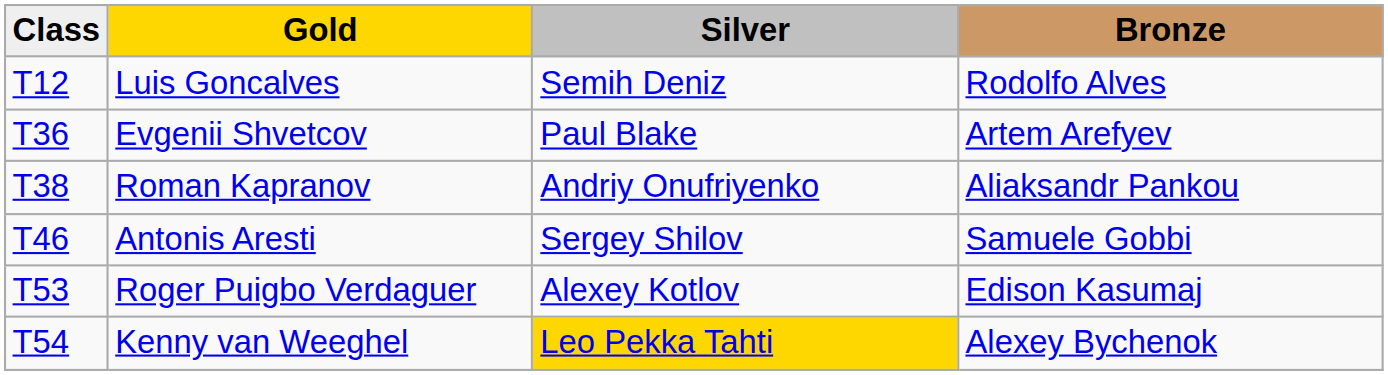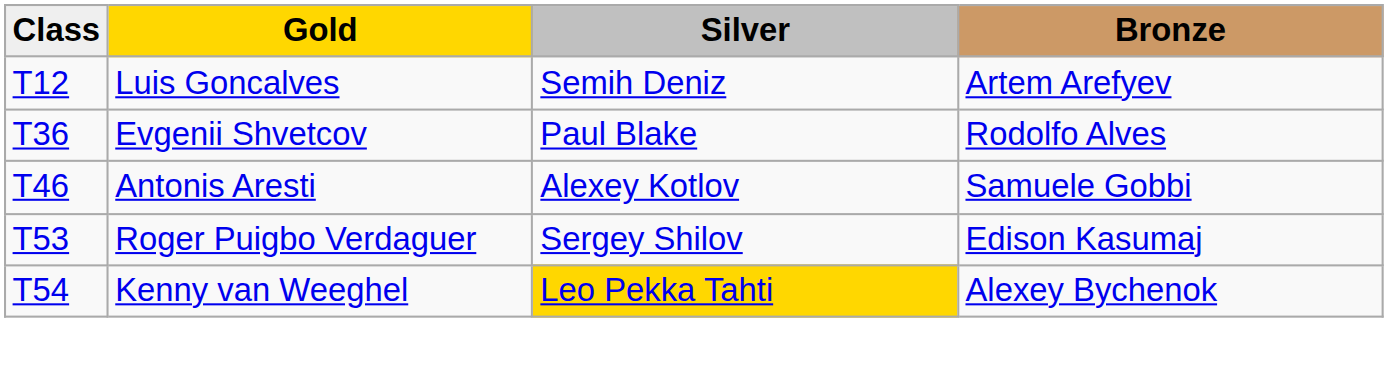(1066, 82) Rodolfo Alves -> (1068, 82) Artem Arefyev
(1068, 134) Artem Arefyev -> (1066, 134) Rodolfo Alves
- row: (243, 186)
(642, 238) Sergey Shilov -> (640, 186) Alexey Kotlov
(640, 290) Alexey Kotlov -> (642, 238) Sergey Shilov
